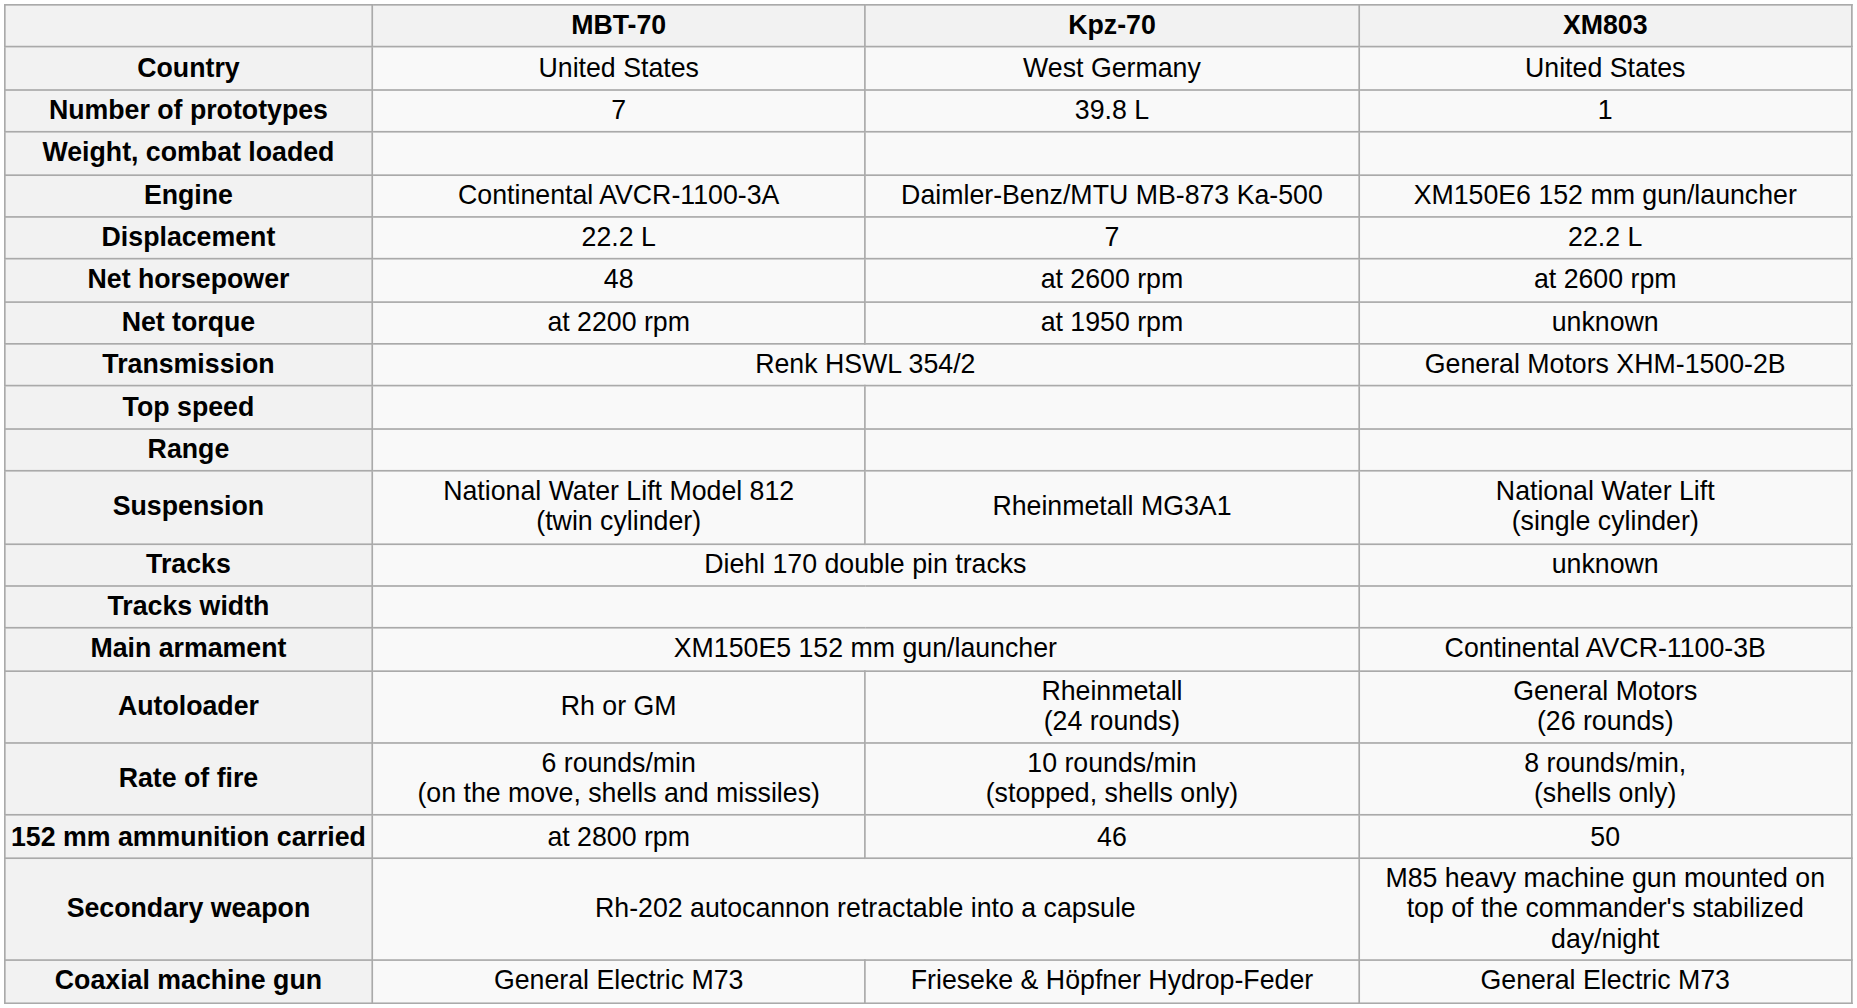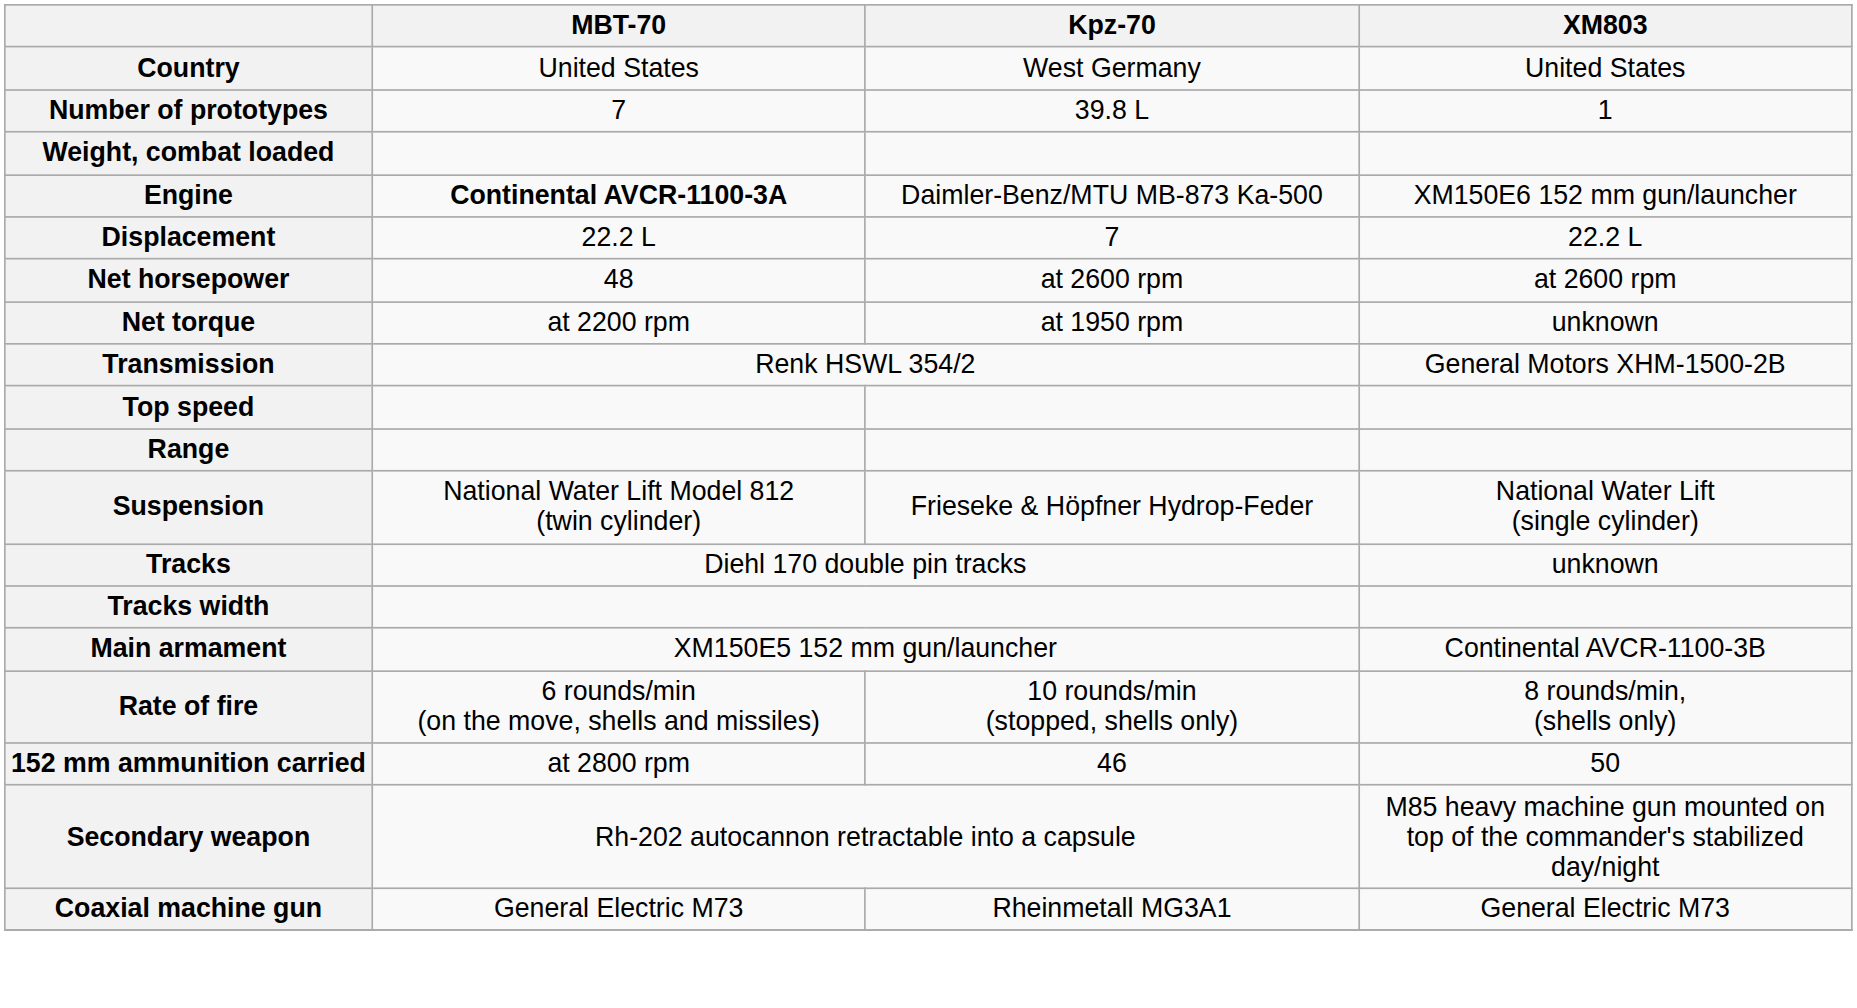(619, 195) normal -> (619, 195) bold
(1112, 506) Rheinmetall MG3A1 -> (1112, 506) Frieseke & Höpfner Hydrop-Feder
- row: (188, 706)
(1112, 981) Frieseke & Höpfner Hydrop-Feder -> (1112, 908) Rheinmetall MG3A1
